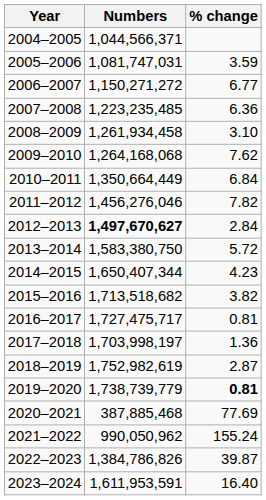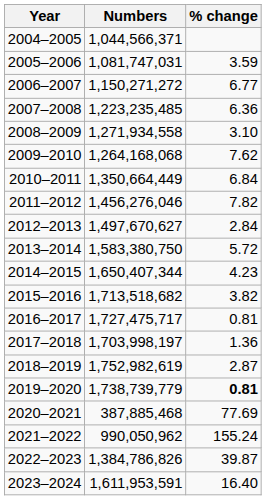(135, 132) 1,261,934,458 -> (135, 132) 1,271,934,558
(135, 226) bold -> (135, 226) normal
